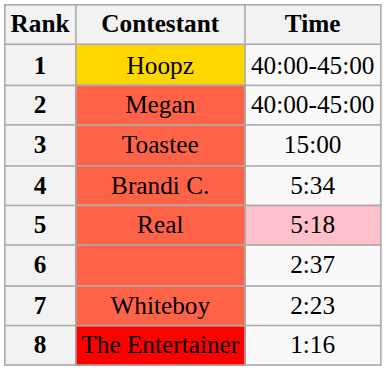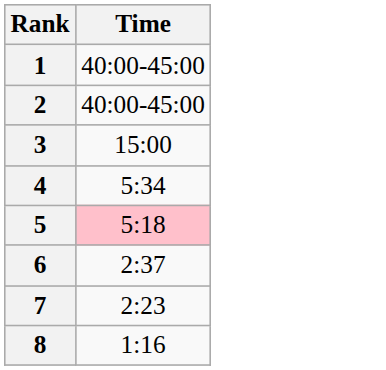- column: (160, 24)
